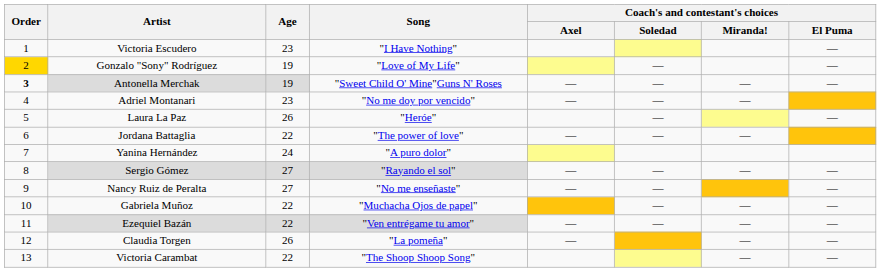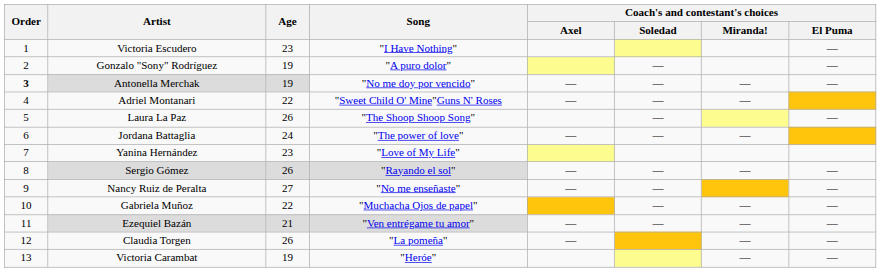(26, 65) gold background -> (26, 65) no background
(418, 65) "Love of My Life" -> (418, 65) "A puro dolor"
(418, 83) "Sweet Child O' Mine"Guns N' Roses -> (418, 83) "No me doy por vencido"
(288, 100) 23 -> (288, 100) 22
(418, 100) "No me doy por vencido" -> (418, 100) "Sweet Child O' Mine"Guns N' Roses
(418, 118) "Heróe" -> (418, 118) "The Shoop Shoop Song"
(288, 135) 22 -> (288, 135) 24
(288, 153) 24 -> (288, 153) 23
(418, 153) "A puro dolor" -> (418, 153) "Love of My Life"
(288, 170) 27 -> (288, 170) 26
(288, 223) 22 -> (288, 223) 21
(288, 258) 22 -> (288, 258) 19
(418, 258) "The Shoop Shoop Song" -> (418, 258) "Heróe"
